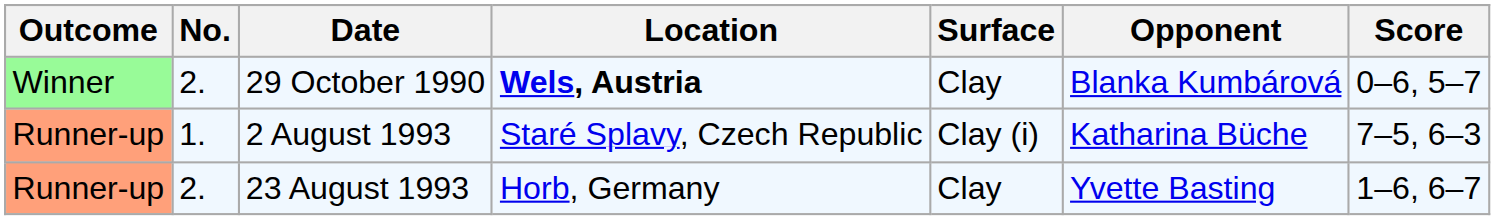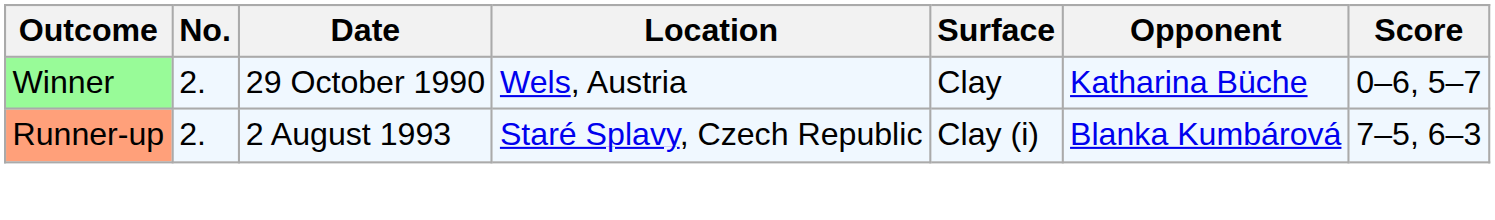(601, 82) bold -> (593, 82) normal
(1206, 82) Blanka Kumbárová -> (1189, 82) Katharina Büche
(193, 134) 1. -> (193, 134) 2.
(1189, 134) Katharina Büche -> (1206, 134) Blanka Kumbárová
- row: (357, 186)
